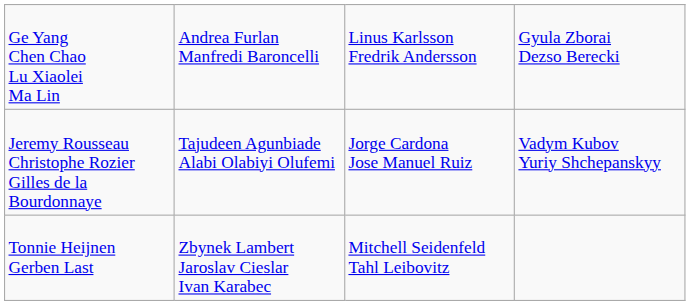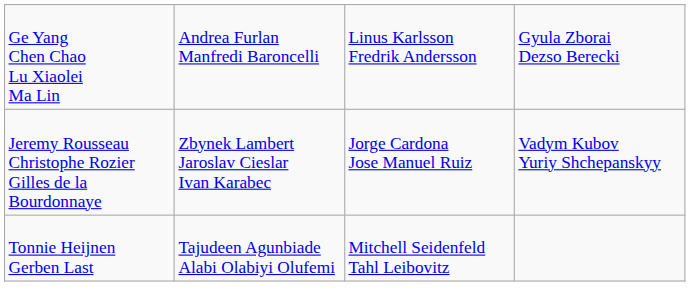(257, 152) Tajudeen Agunbiade Alabi Olabiyi Olufemi -> (236, 162) Zbynek Lambert Jaroslav Cieslar Ivan Karabec
(236, 267) Zbynek Lambert Jaroslav Cieslar Ivan Karabec -> (257, 257) Tajudeen Agunbiade Alabi Olabiyi Olufemi
